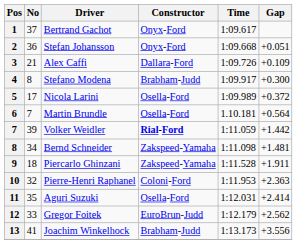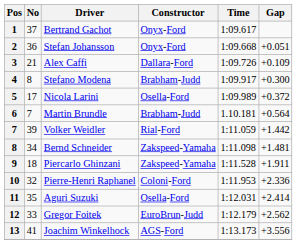(165, 113) Osella-Ford -> (170, 113) Brabham-Judd
(162, 130) bold -> (160, 130) normal
(275, 181) +2.363 -> (275, 181) +2.336
(170, 231) Brabham-Judd -> (162, 231) AGS-Ford
